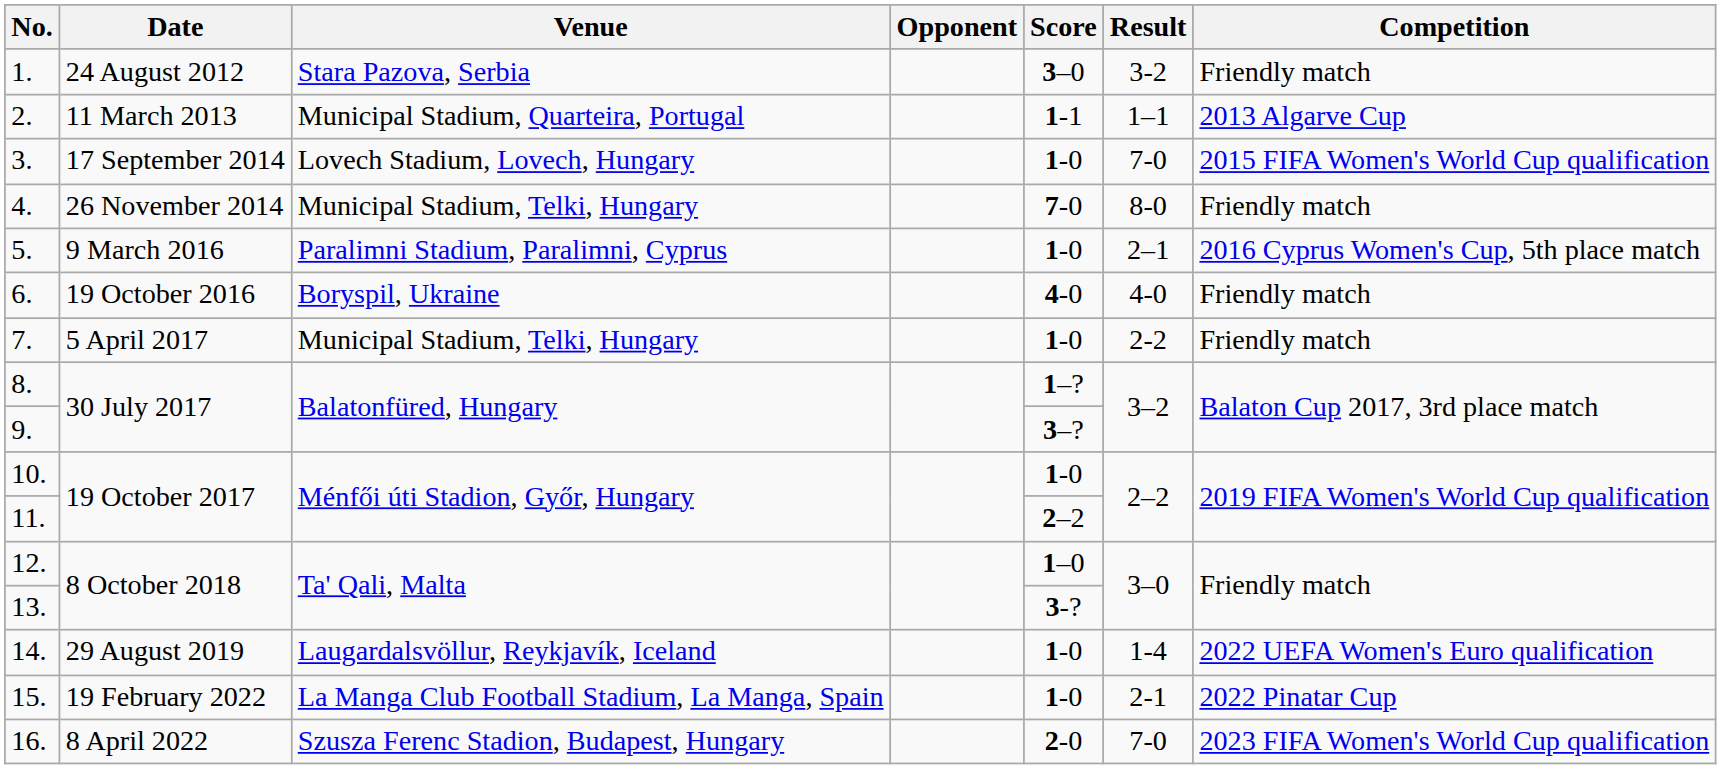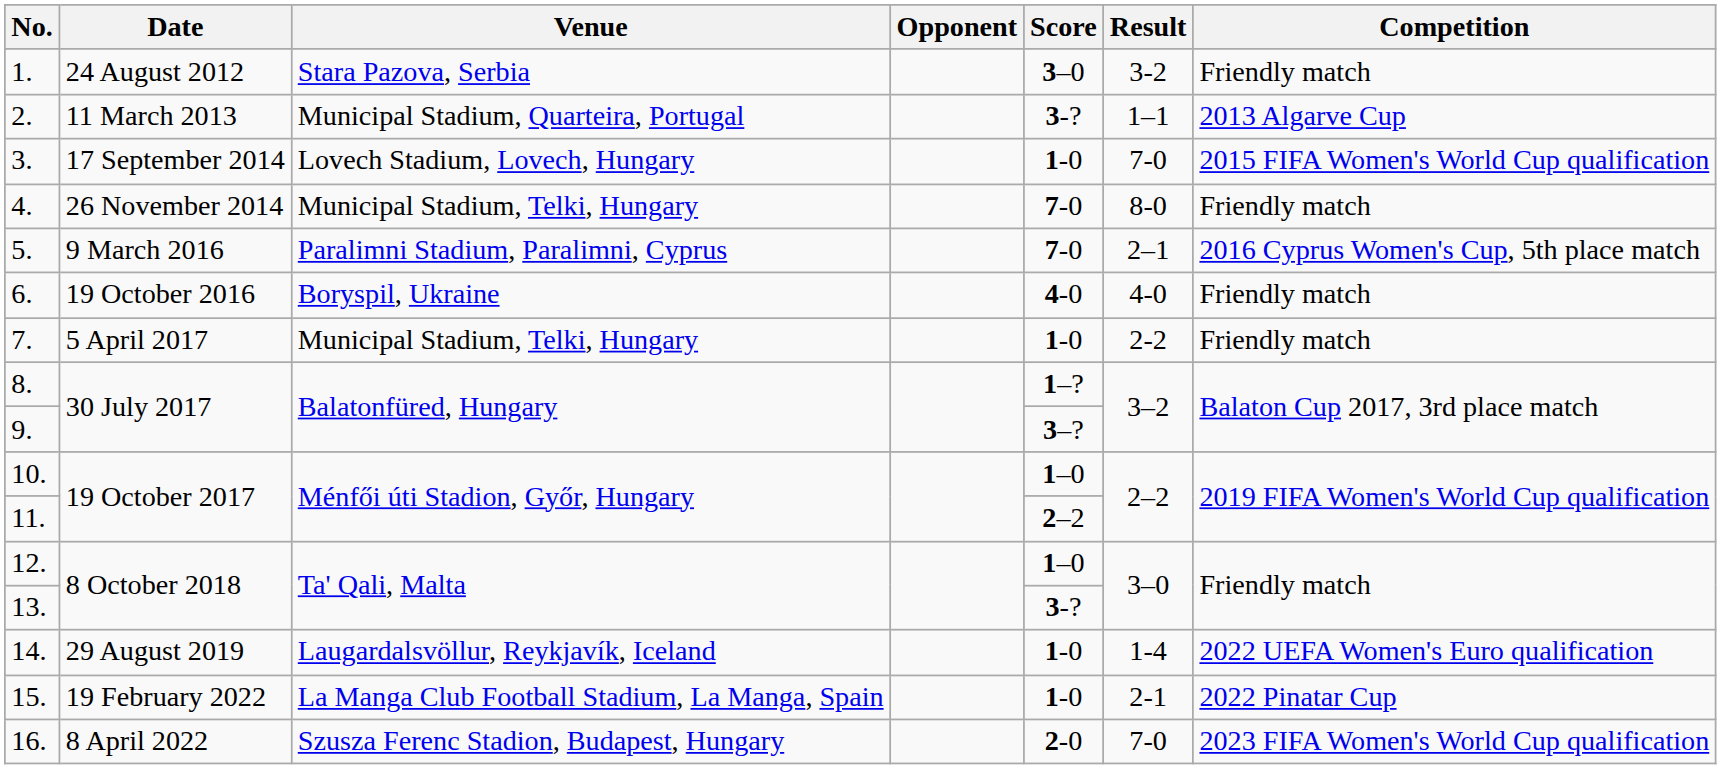(1063, 116) 1-1 -> (1063, 116) 3-?
(1063, 250) 1-0 -> (1063, 250) 7-0
(1063, 473) 1-0 -> (1063, 473) 1–0
